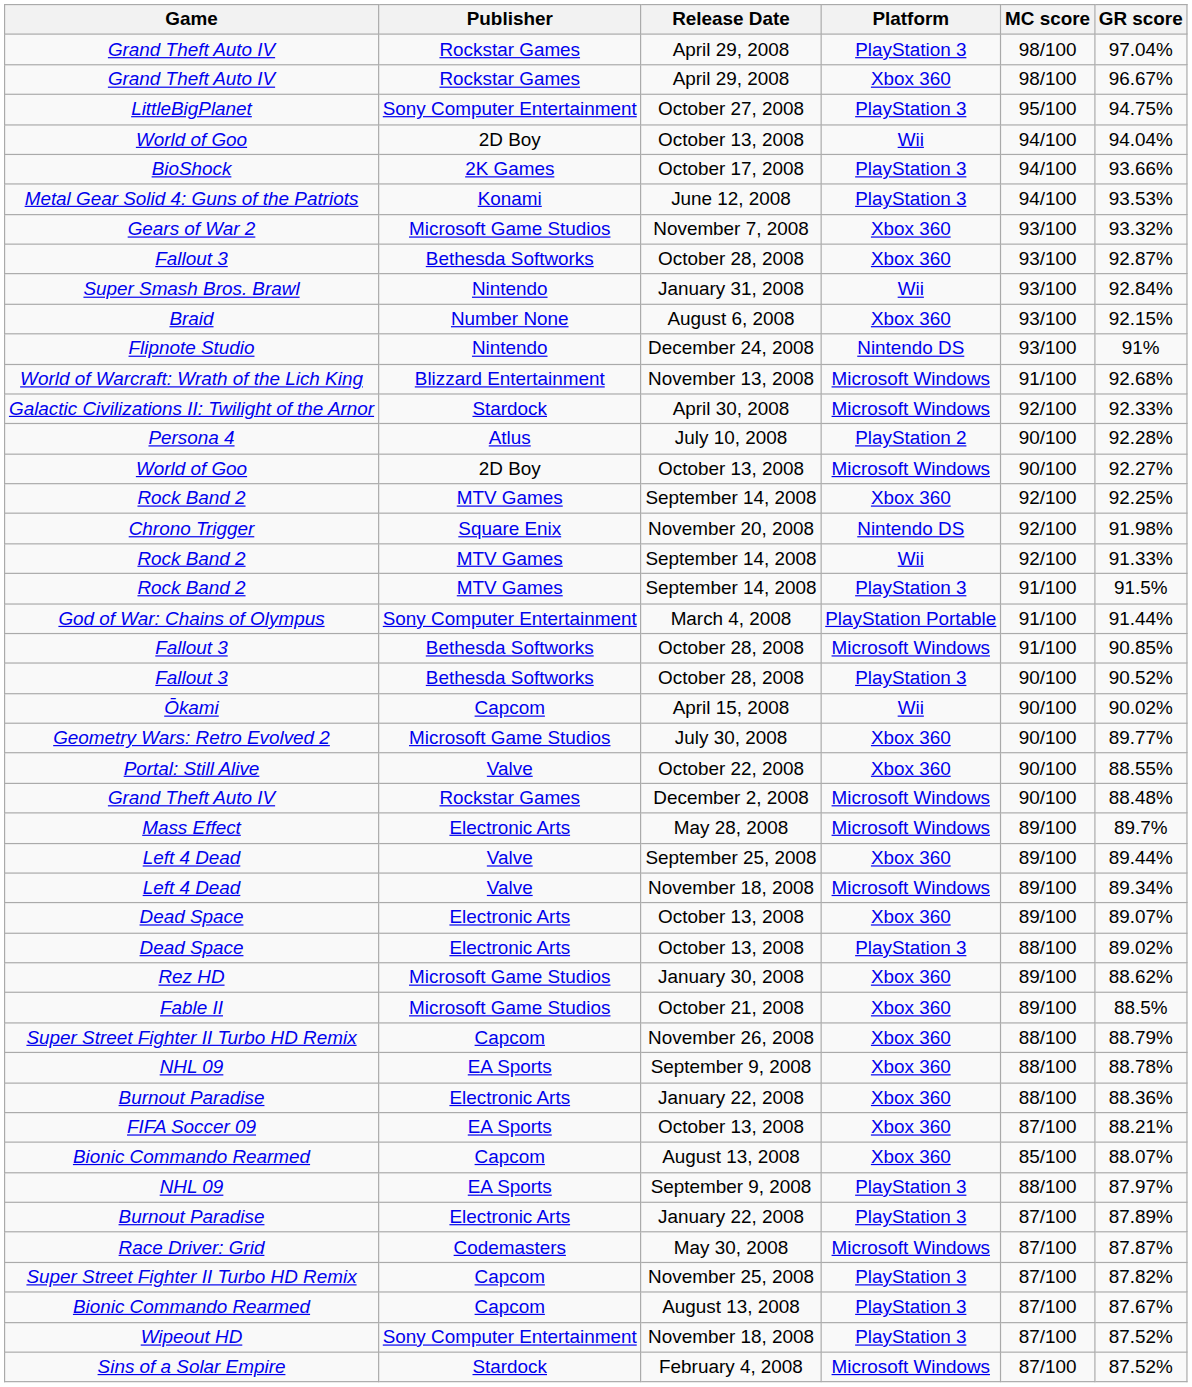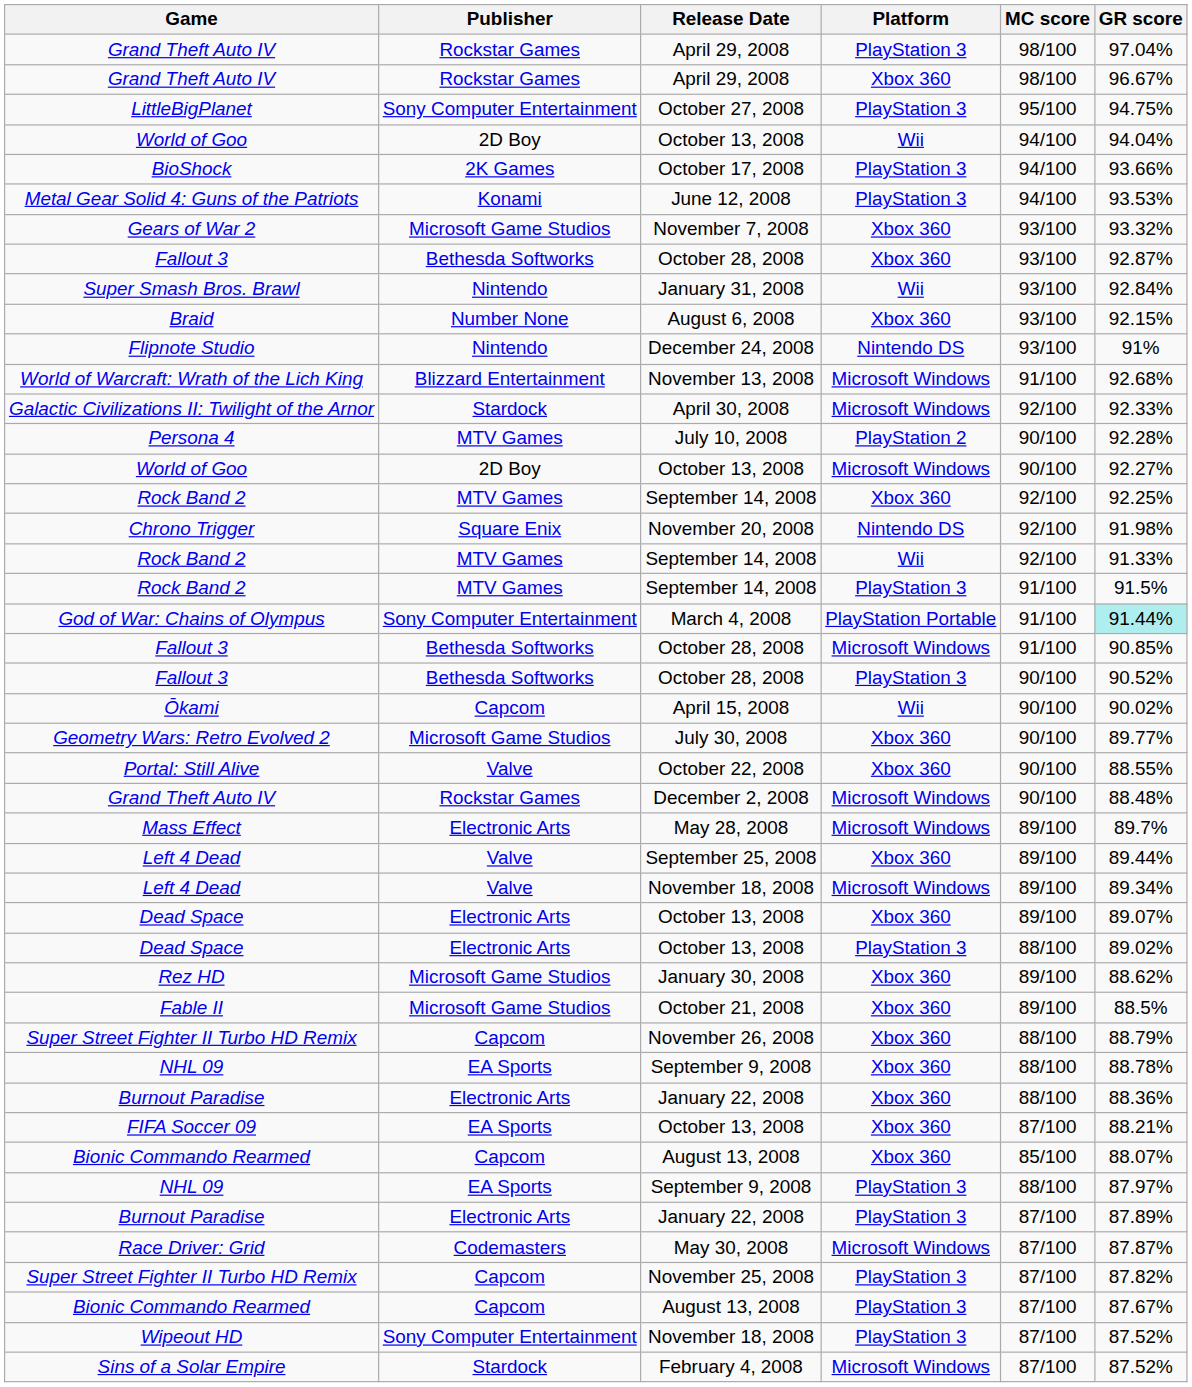(510, 438) Atlus -> (510, 438) MTV Games
(1141, 618) no background -> (1141, 618) paleturquoise background
